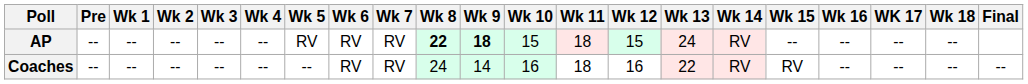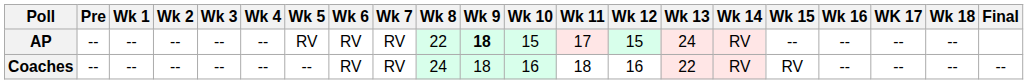(438, 41) bold -> (438, 41) normal
(582, 41) 18 -> (582, 41) 17
(482, 66) 14 -> (482, 66) 18
